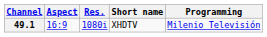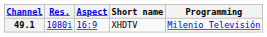columns swapped: (95, 11) <-> (62, 11)
